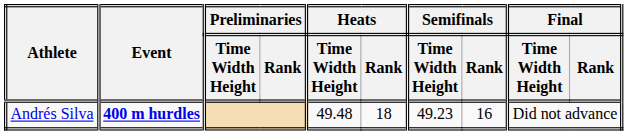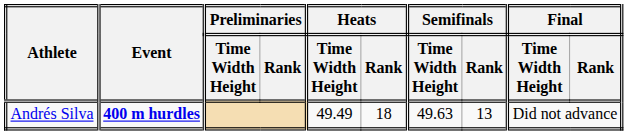(334, 115) 49.48 -> (334, 115) 49.49
(435, 115) 49.23 -> (435, 115) 49.63
(484, 115) 16 -> (484, 115) 13
